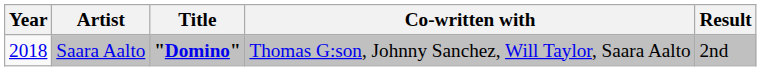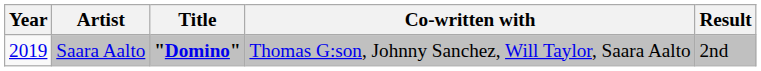(28, 50) 2018 -> (28, 50) 2019
